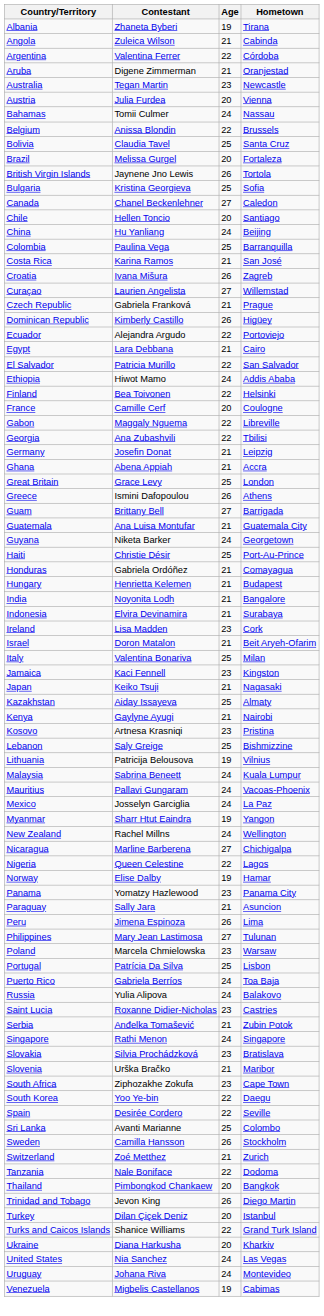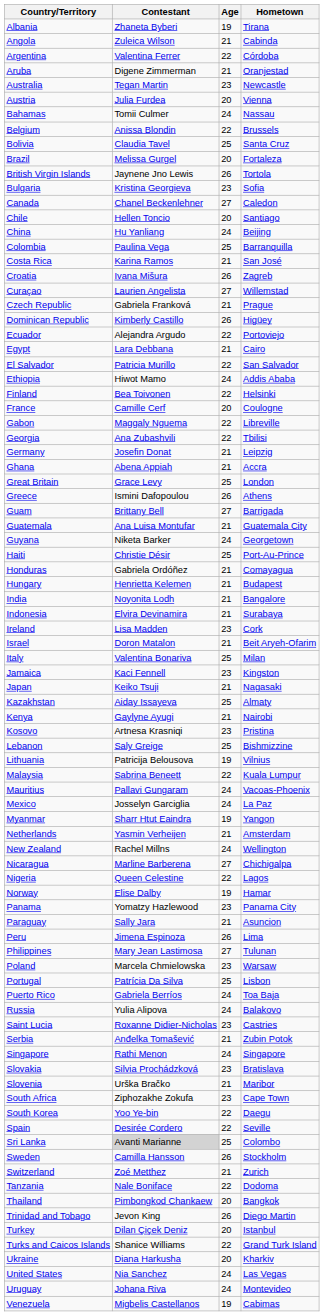(226, 188) 25 -> (226, 188) 23
(226, 775) 24 -> (226, 775) 22
+ row: (31, 834)
(148, 1127) no background -> (148, 1142) lightgrey background
